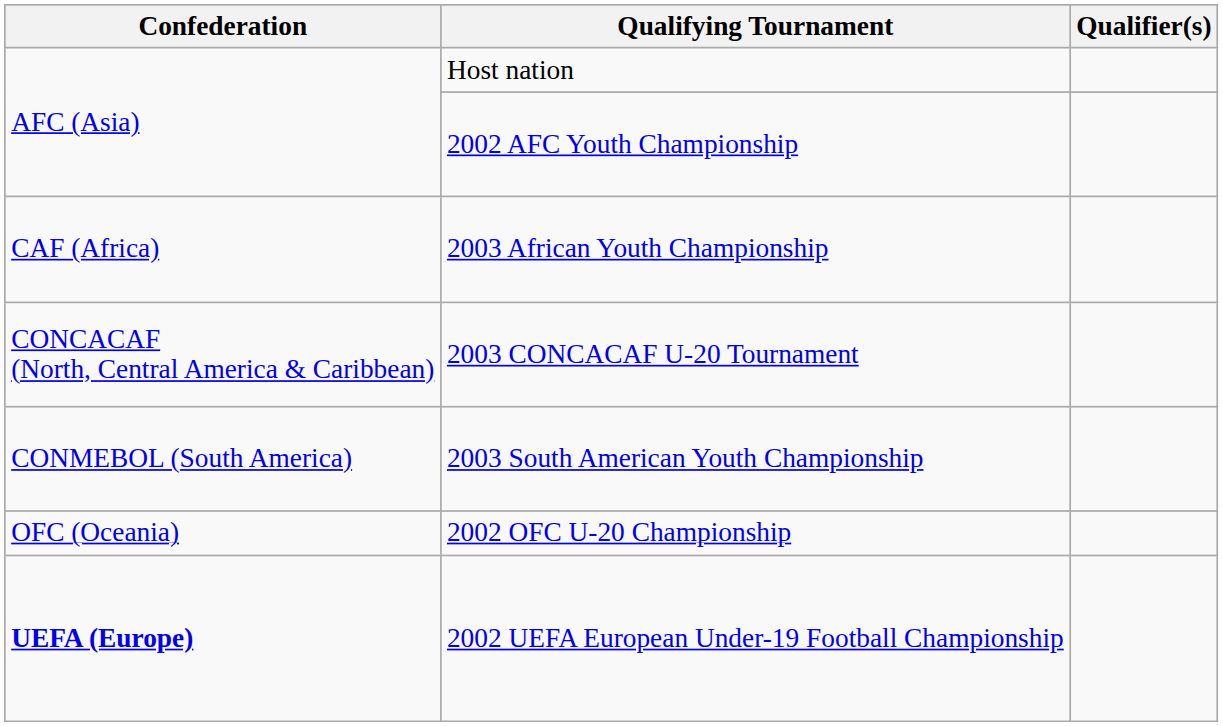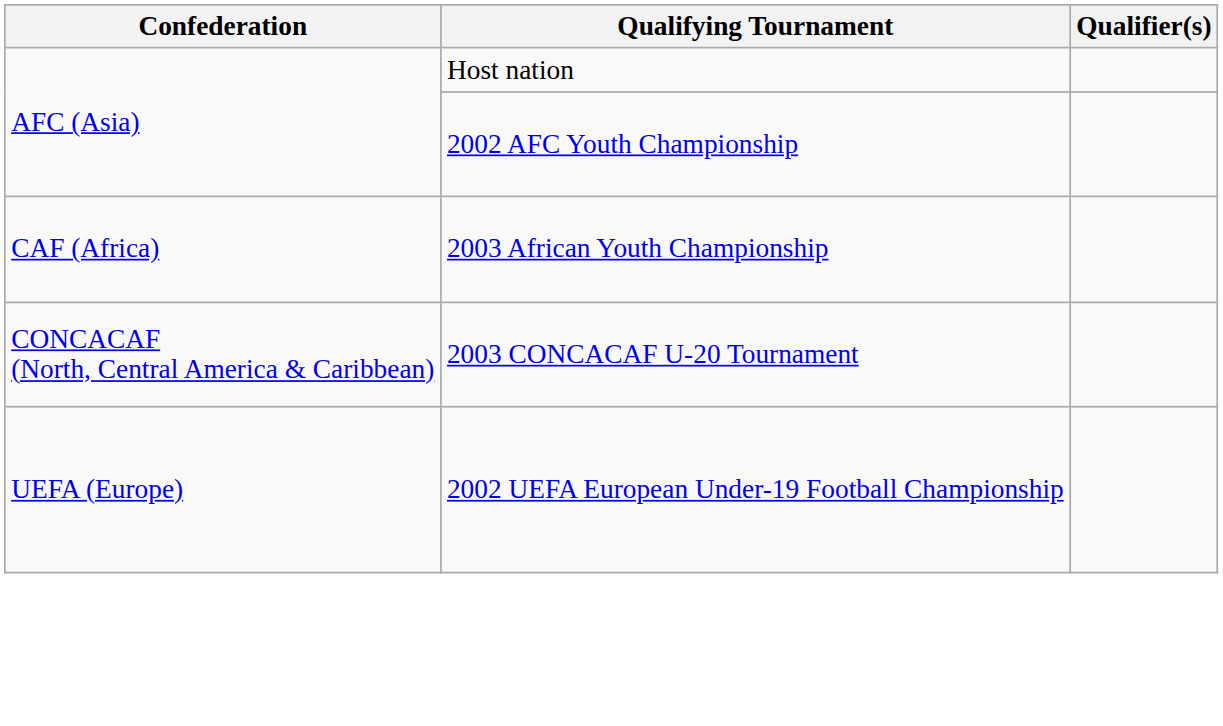- row: (685, 458)
- row: (619, 532)
(102, 637) bold -> (97, 489) normal
